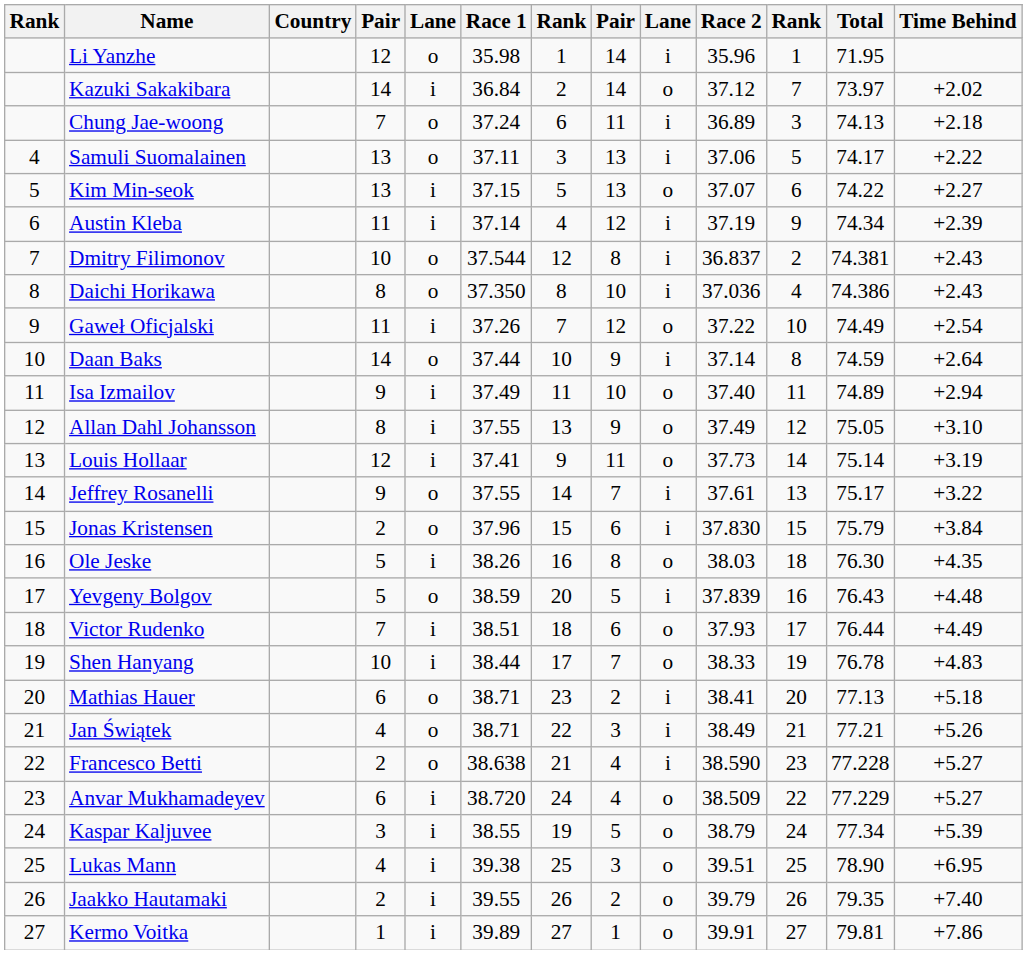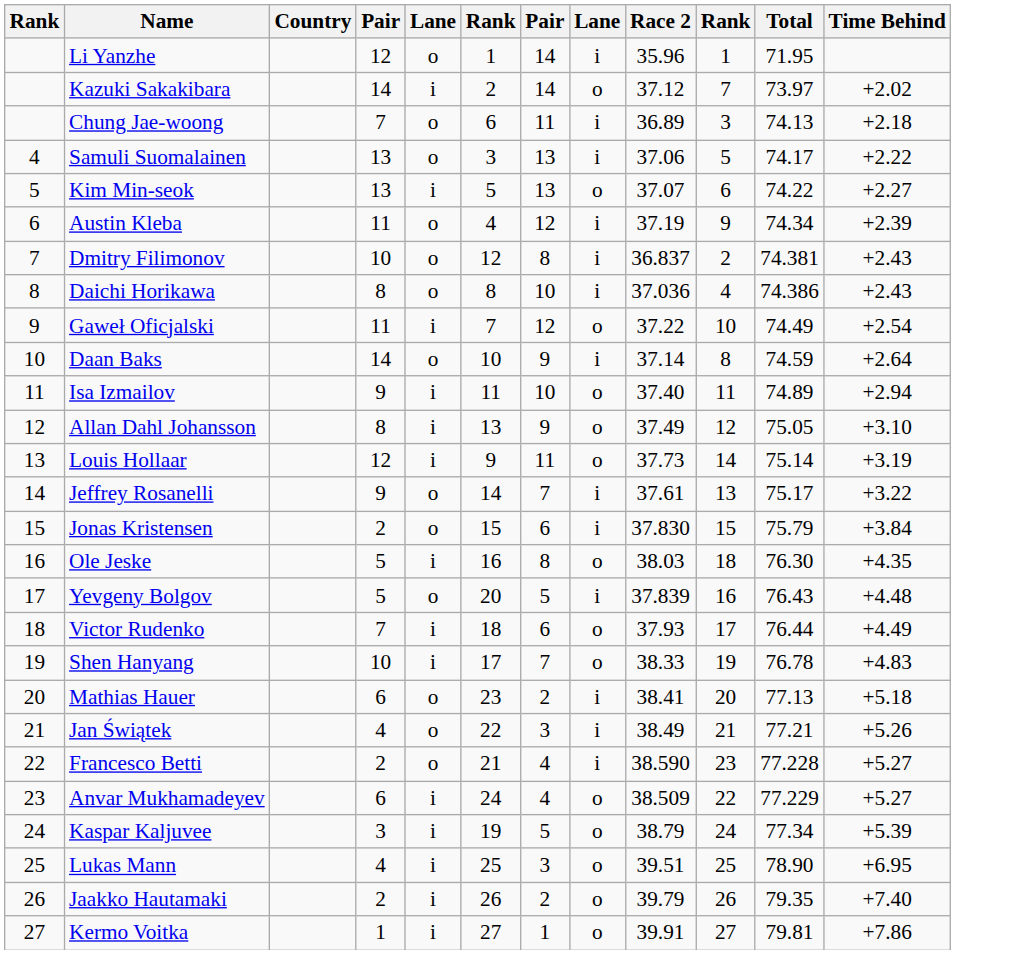- column: (496, 21)
(433, 223) i -> (433, 223) o
